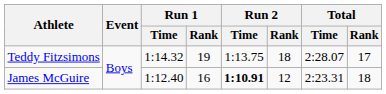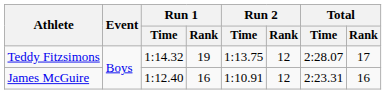(284, 57) 18 -> (284, 57) 12
(244, 78) bold -> (244, 78) normal
(364, 78) 18 -> (363, 78) 16
